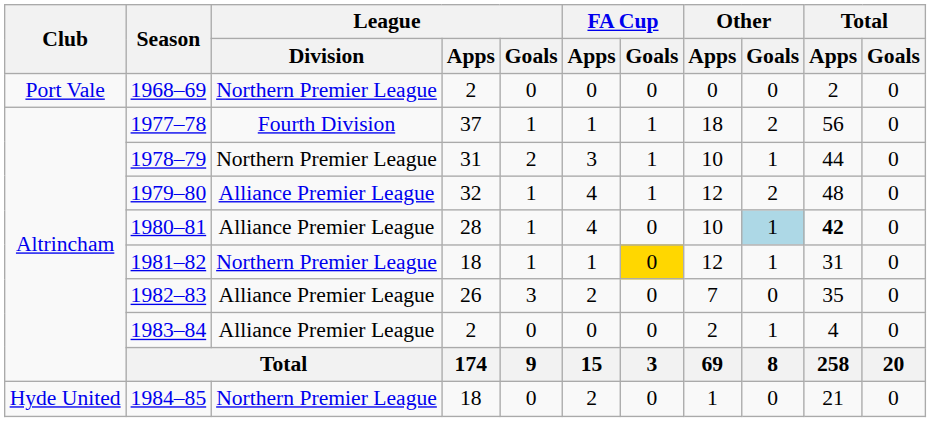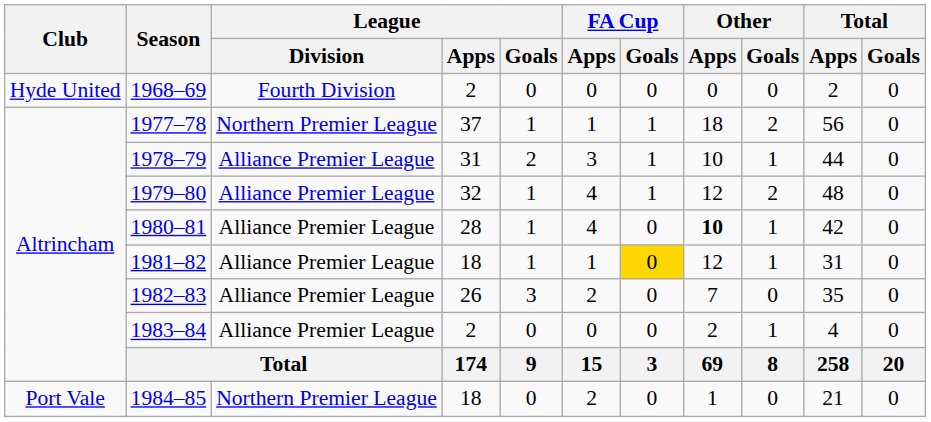(65, 90) Port Vale -> (65, 90) Hyde United
(326, 90) Northern Premier League -> (326, 90) Fourth Division
(326, 124) Fourth Division -> (326, 124) Northern Premier League
(326, 158) Northern Premier League -> (326, 158) Alliance Premier League
(712, 227) normal -> (712, 227) bold
(773, 227) lightblue background -> (773, 227) no background
(833, 227) bold -> (833, 227) normal
(326, 261) Northern Premier League -> (326, 261) Alliance Premier League
(65, 398) Hyde United -> (65, 398) Port Vale
